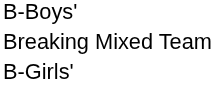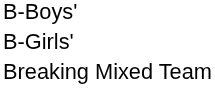rows swapped: (38, 71) <-> (108, 42)
